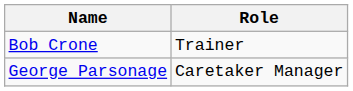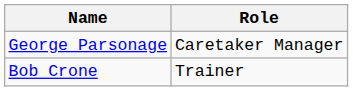rows swapped: (88, 72) <-> (53, 45)
